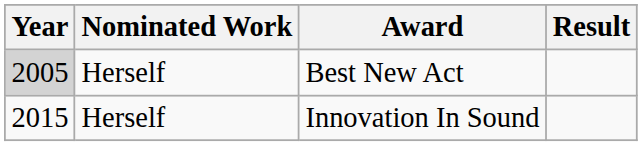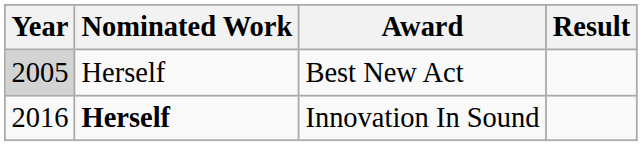(40, 117) 2015 -> (40, 117) 2016
(123, 117) normal -> (126, 117) bold
